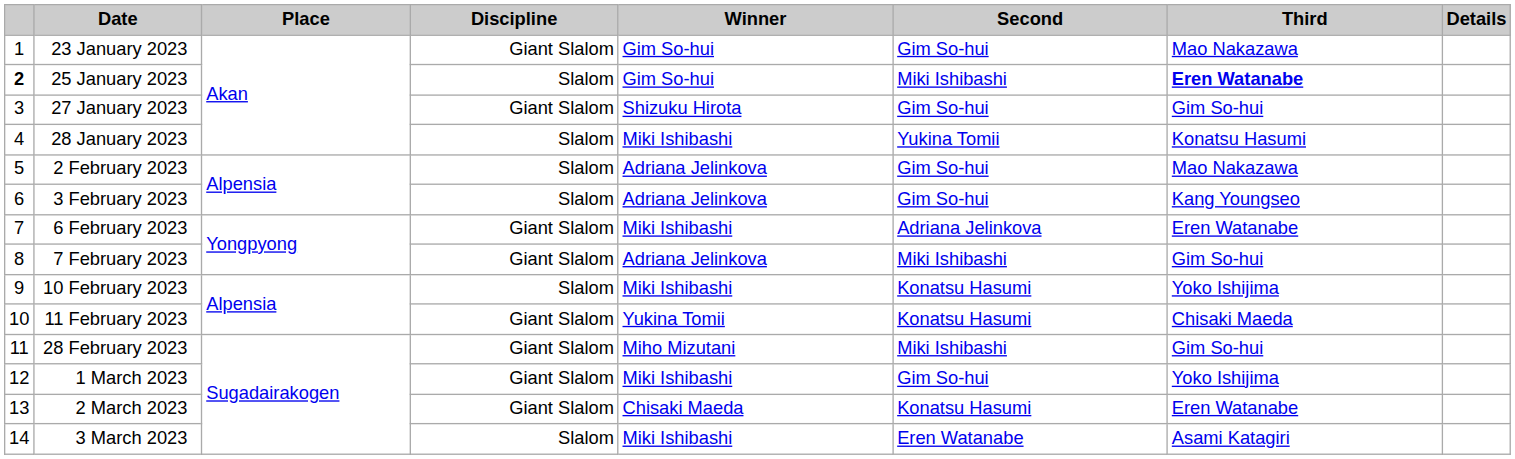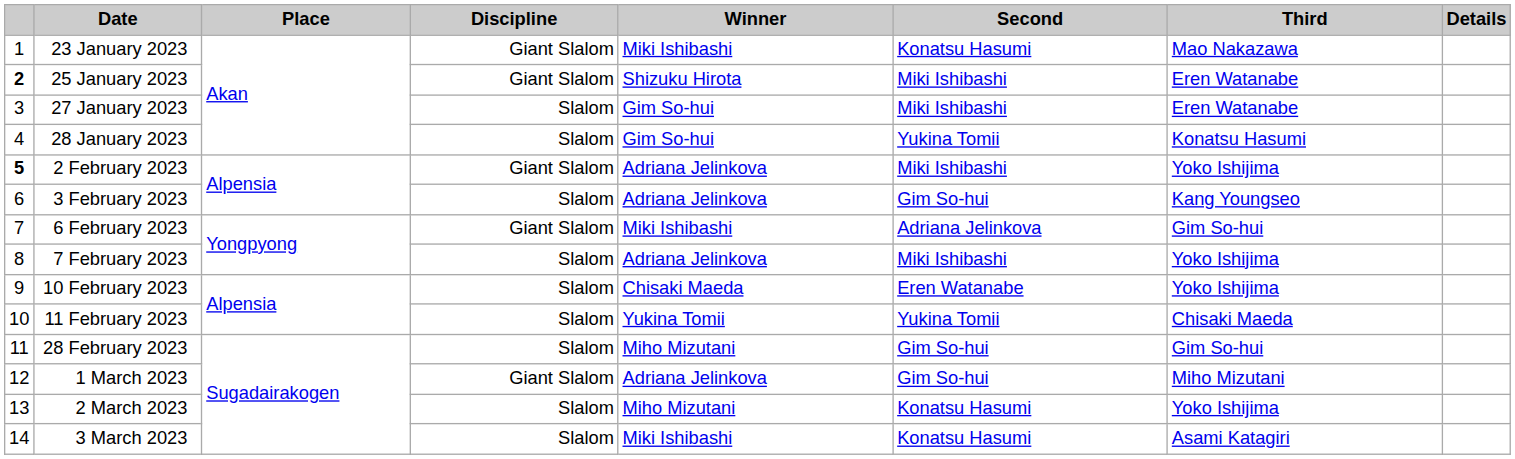(668, 49) Gim So-hui -> (677, 49) Miki Ishibashi
(943, 49) Gim So-hui -> (964, 49) Konatsu Hasumi
(586, 79) Slalom -> (562, 79) Giant Slalom
(668, 79) Gim So-hui -> (682, 79) Shizuku Hirota
(1238, 79) bold -> (1235, 79) normal
(562, 108) Giant Slalom -> (586, 108) Slalom
(682, 108) Shizuku Hirota -> (668, 108) Gim So-hui
(943, 108) Gim So-hui -> (952, 108) Miki Ishibashi
(1218, 108) Gim So-hui -> (1235, 108) Eren Watanabe
(677, 138) Miki Ishibashi -> (668, 138) Gim So-hui
(19, 168) normal -> (19, 168) bold
(586, 168) Slalom -> (562, 168) Giant Slalom
(943, 168) Gim So-hui -> (952, 168) Miki Ishibashi
(1235, 168) Mao Nakazawa -> (1225, 168) Yoko Ishijima
(1235, 228) Eren Watanabe -> (1218, 228) Gim So-hui
(562, 258) Giant Slalom -> (586, 258) Slalom
(1218, 258) Gim So-hui -> (1225, 258) Yoko Ishijima
(677, 288) Miki Ishibashi -> (683, 288) Chisaki Maeda
(964, 288) Konatsu Hasumi -> (960, 288) Eren Watanabe
(562, 318) Giant Slalom -> (586, 318) Slalom
(964, 318) Konatsu Hasumi -> (948, 318) Yukina Tomii
(562, 348) Giant Slalom -> (586, 348) Slalom
(952, 348) Miki Ishibashi -> (943, 348) Gim So-hui
(677, 378) Miki Ishibashi -> (695, 378) Adriana Jelinkova
(1225, 378) Yoko Ishijima -> (1228, 378) Miho Mizutani
(562, 408) Giant Slalom -> (586, 408) Slalom
(683, 408) Chisaki Maeda -> (679, 408) Miho Mizutani
(1235, 408) Eren Watanabe -> (1225, 408) Yoko Ishijima
(960, 438) Eren Watanabe -> (964, 438) Konatsu Hasumi
